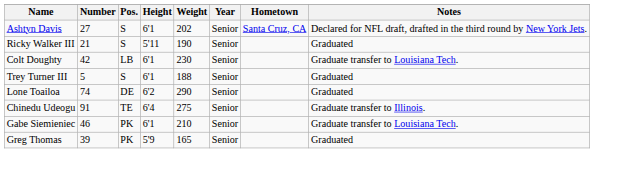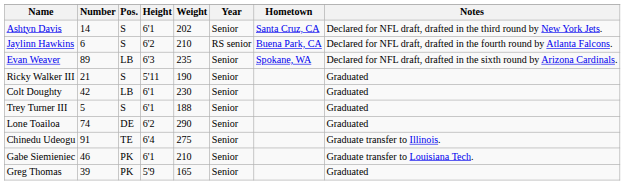(85, 28) 27 -> (85, 28) 14
+ row: (40, 44)
+ row: (33, 60)
(385, 60) Graduate transfer to Louisiana Tech. -> (347, 92) Graduated
